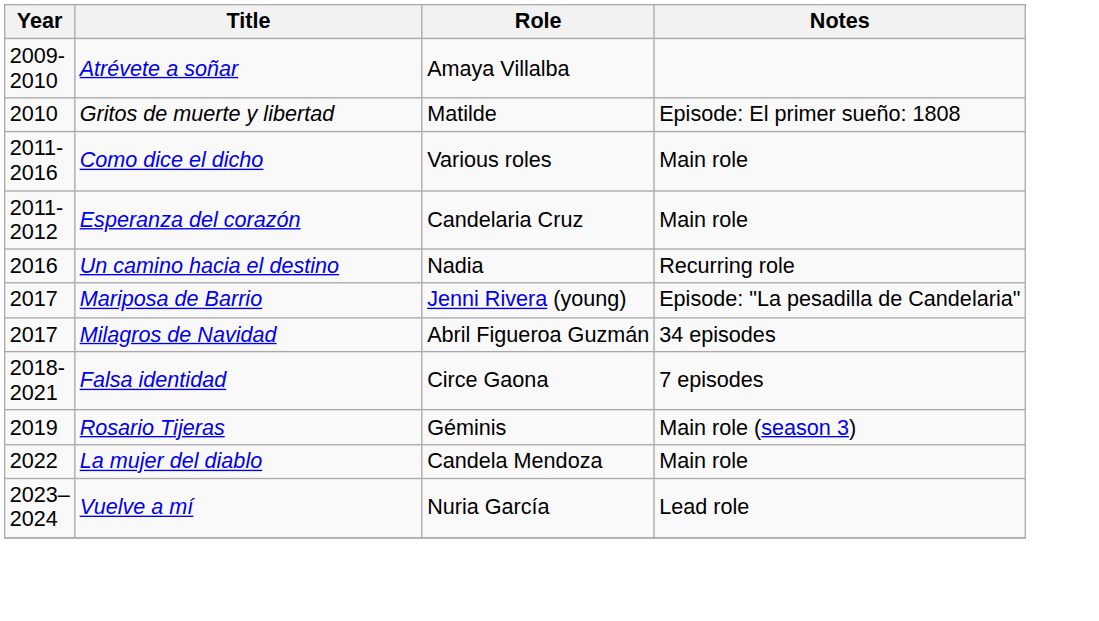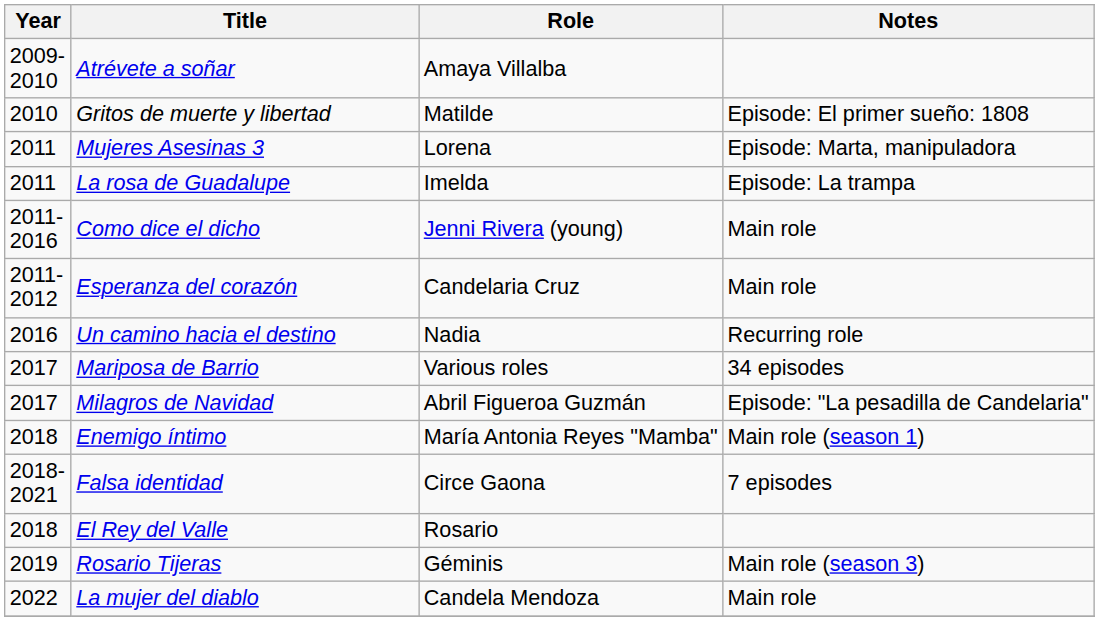+ row: (170, 148)
+ row: (183, 182)
(489, 160) Various roles -> (523, 229) Jenni Rivera (young)
(527, 300) Jenni Rivera (young) -> (486, 368) Various roles
(840, 300) Episode: "La pesadilla de Candelaria" -> (786, 368) 34 episodes
(717, 334) 34 episodes -> (908, 402) Episode: "La pesadilla de Candelaria"
+ row: (151, 437)
+ row: (152, 529)
- row: (137, 507)
